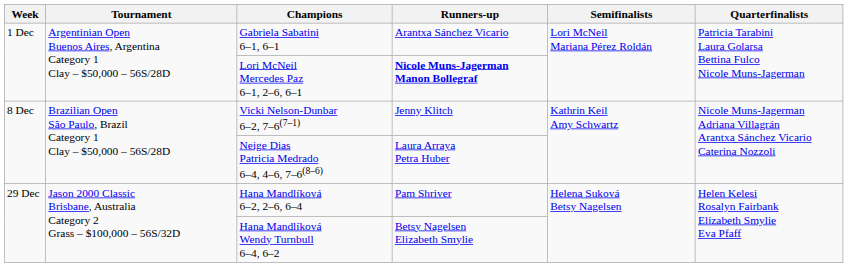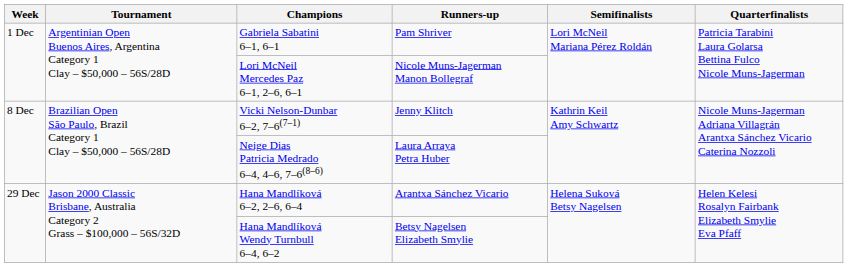(452, 32) Arantxa Sánchez Vicario -> (423, 32) Pam Shriver
(452, 71) bold -> (448, 71) normal
(423, 193) Pam Shriver -> (452, 193) Arantxa Sánchez Vicario
